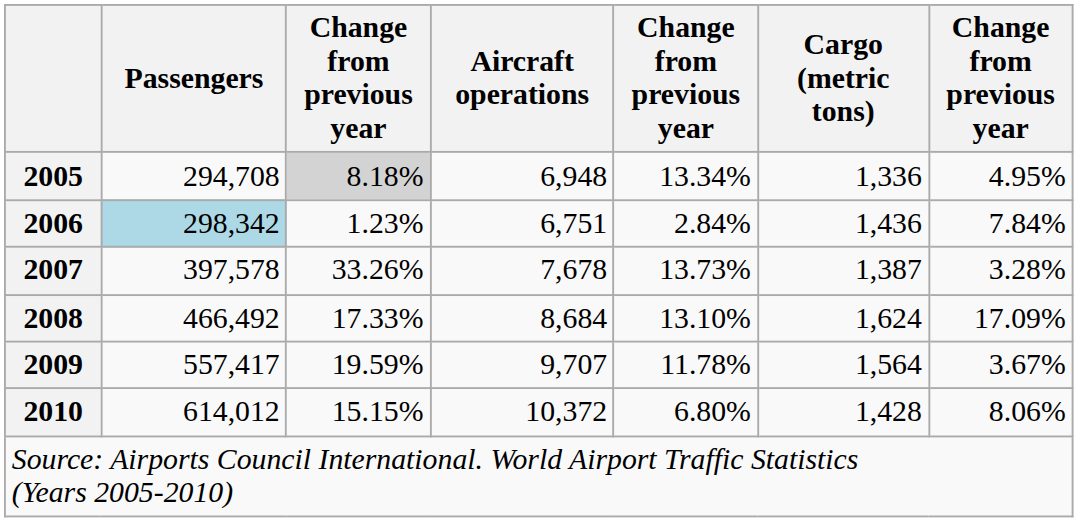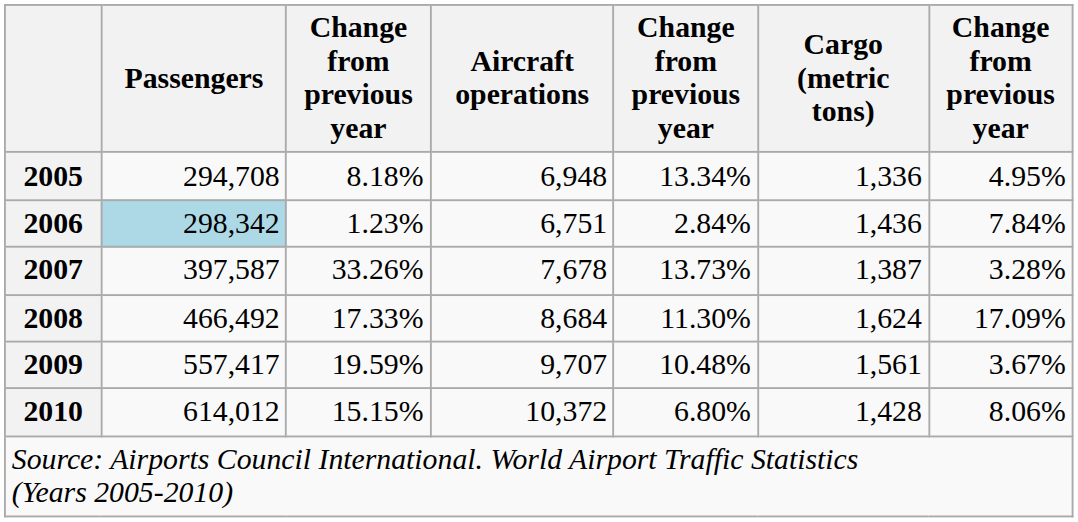(385, 175) lightgrey background -> (385, 175) no background
(231, 270) 397,578 -> (231, 270) 397,587
(705, 317) 13.10% -> (706, 317) 11.30%
(706, 364) 11.78% -> (705, 364) 10.48%
(888, 364) 1,564 -> (888, 364) 1,561
